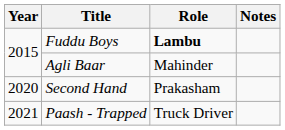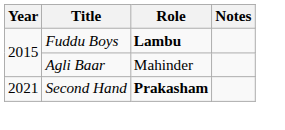(23, 88) 2020 -> (23, 88) 2021
(187, 88) normal -> (171, 88) bold
- row: (96, 112)
